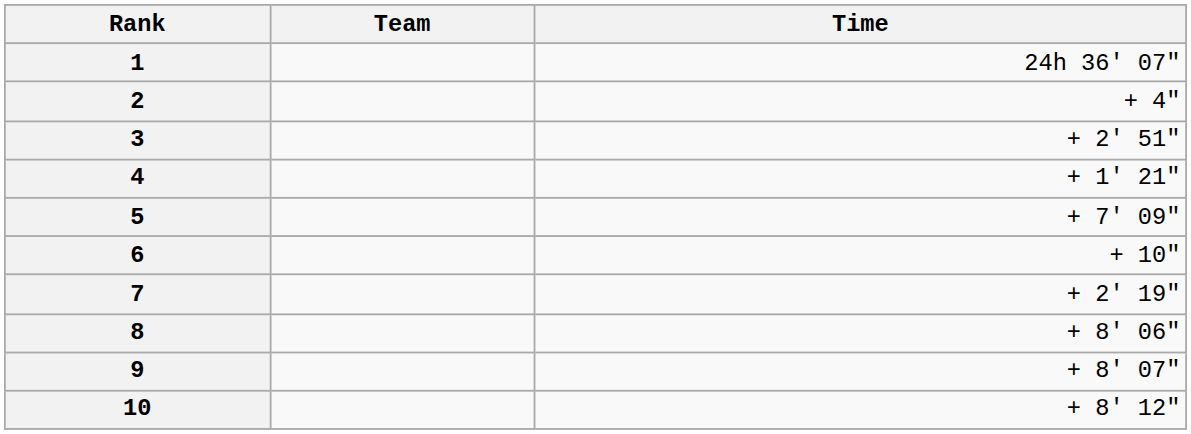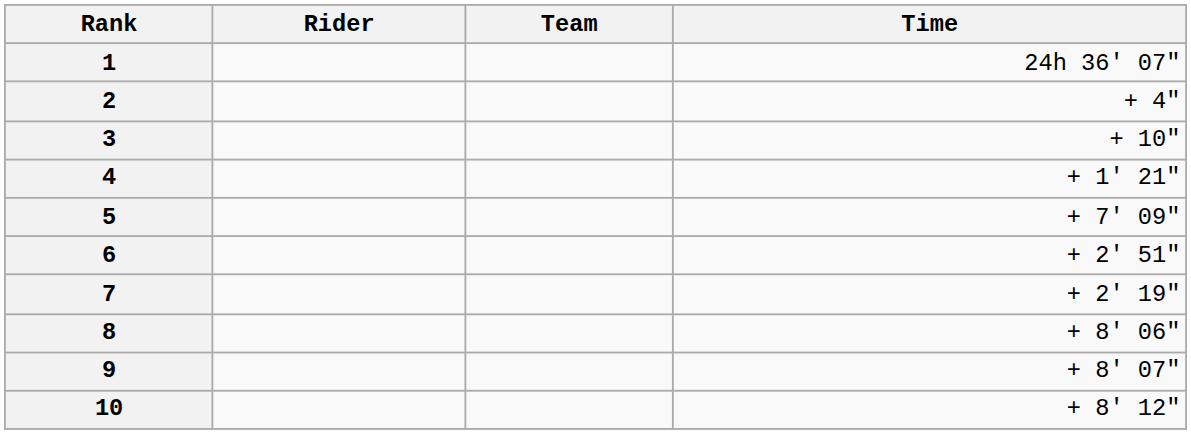+ column: (339, 24)
(1124, 140) + 2' 51" -> (1145, 140) + 10"
(1145, 256) + 10" -> (1124, 256) + 2' 51"
